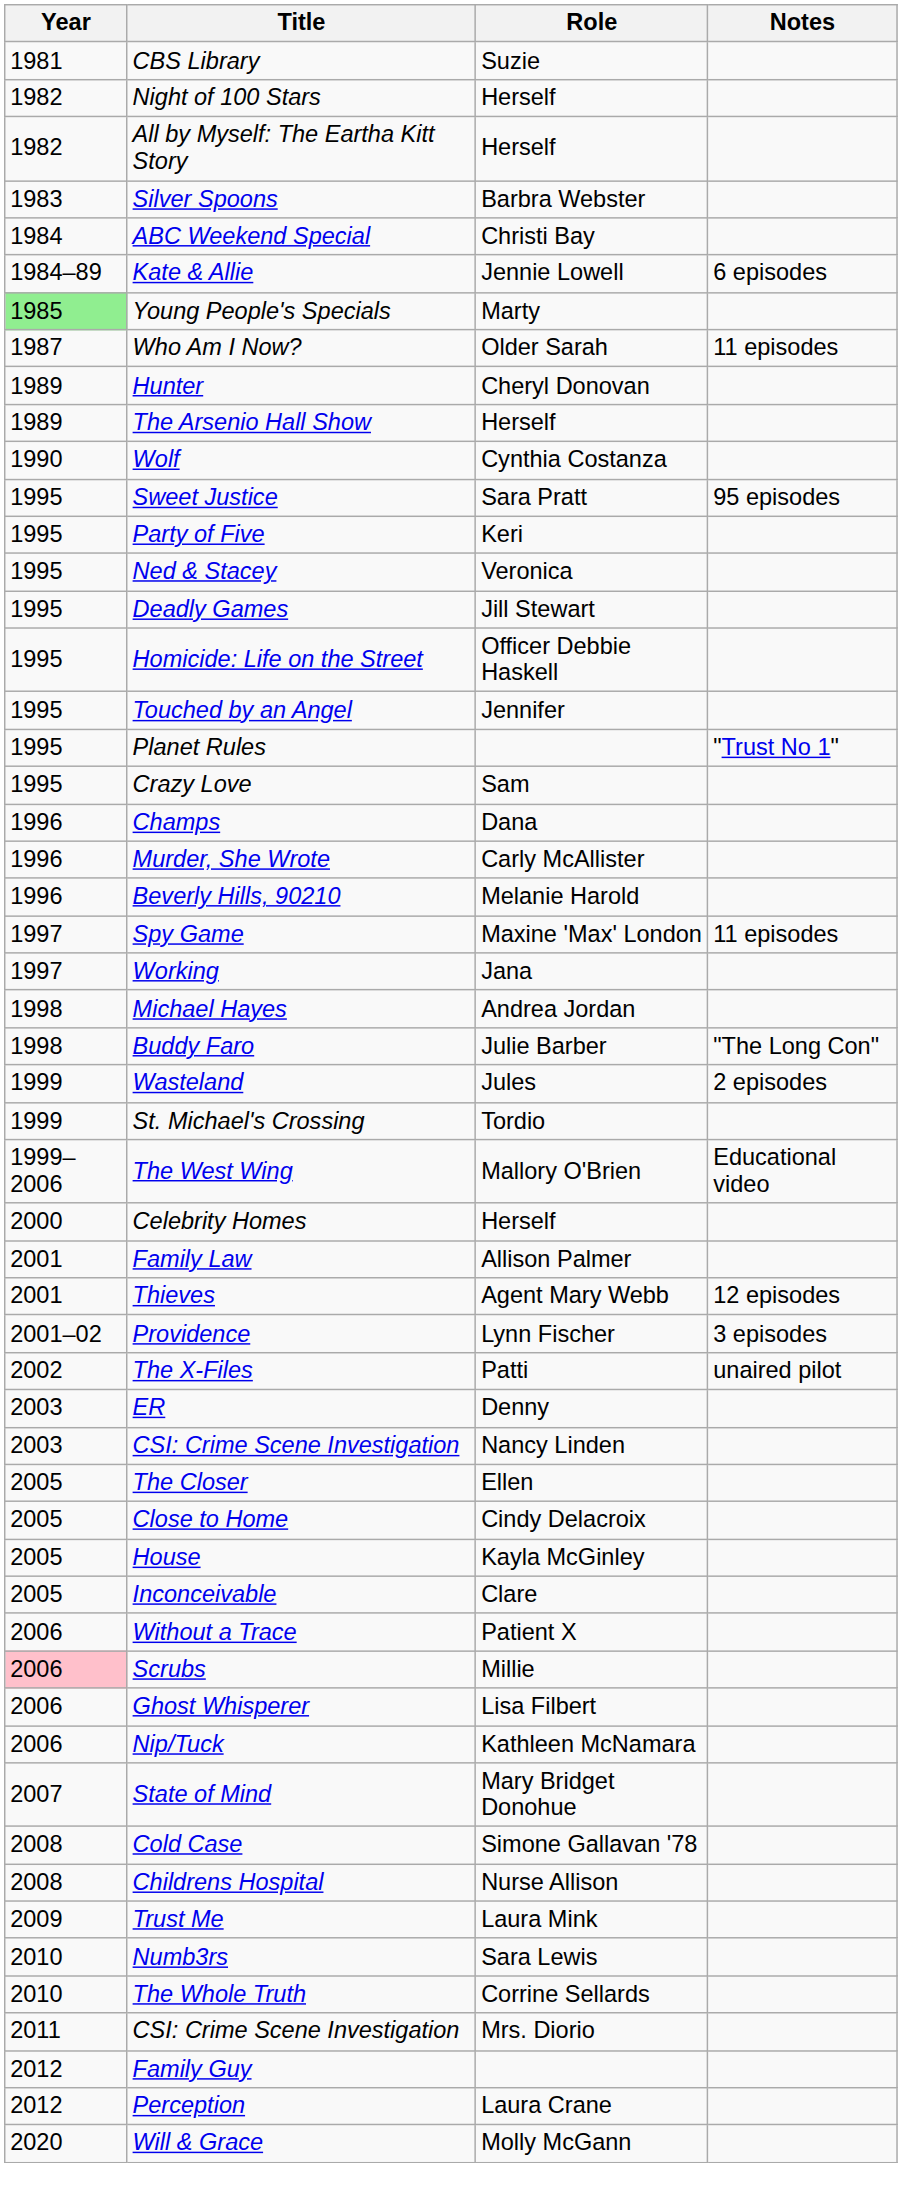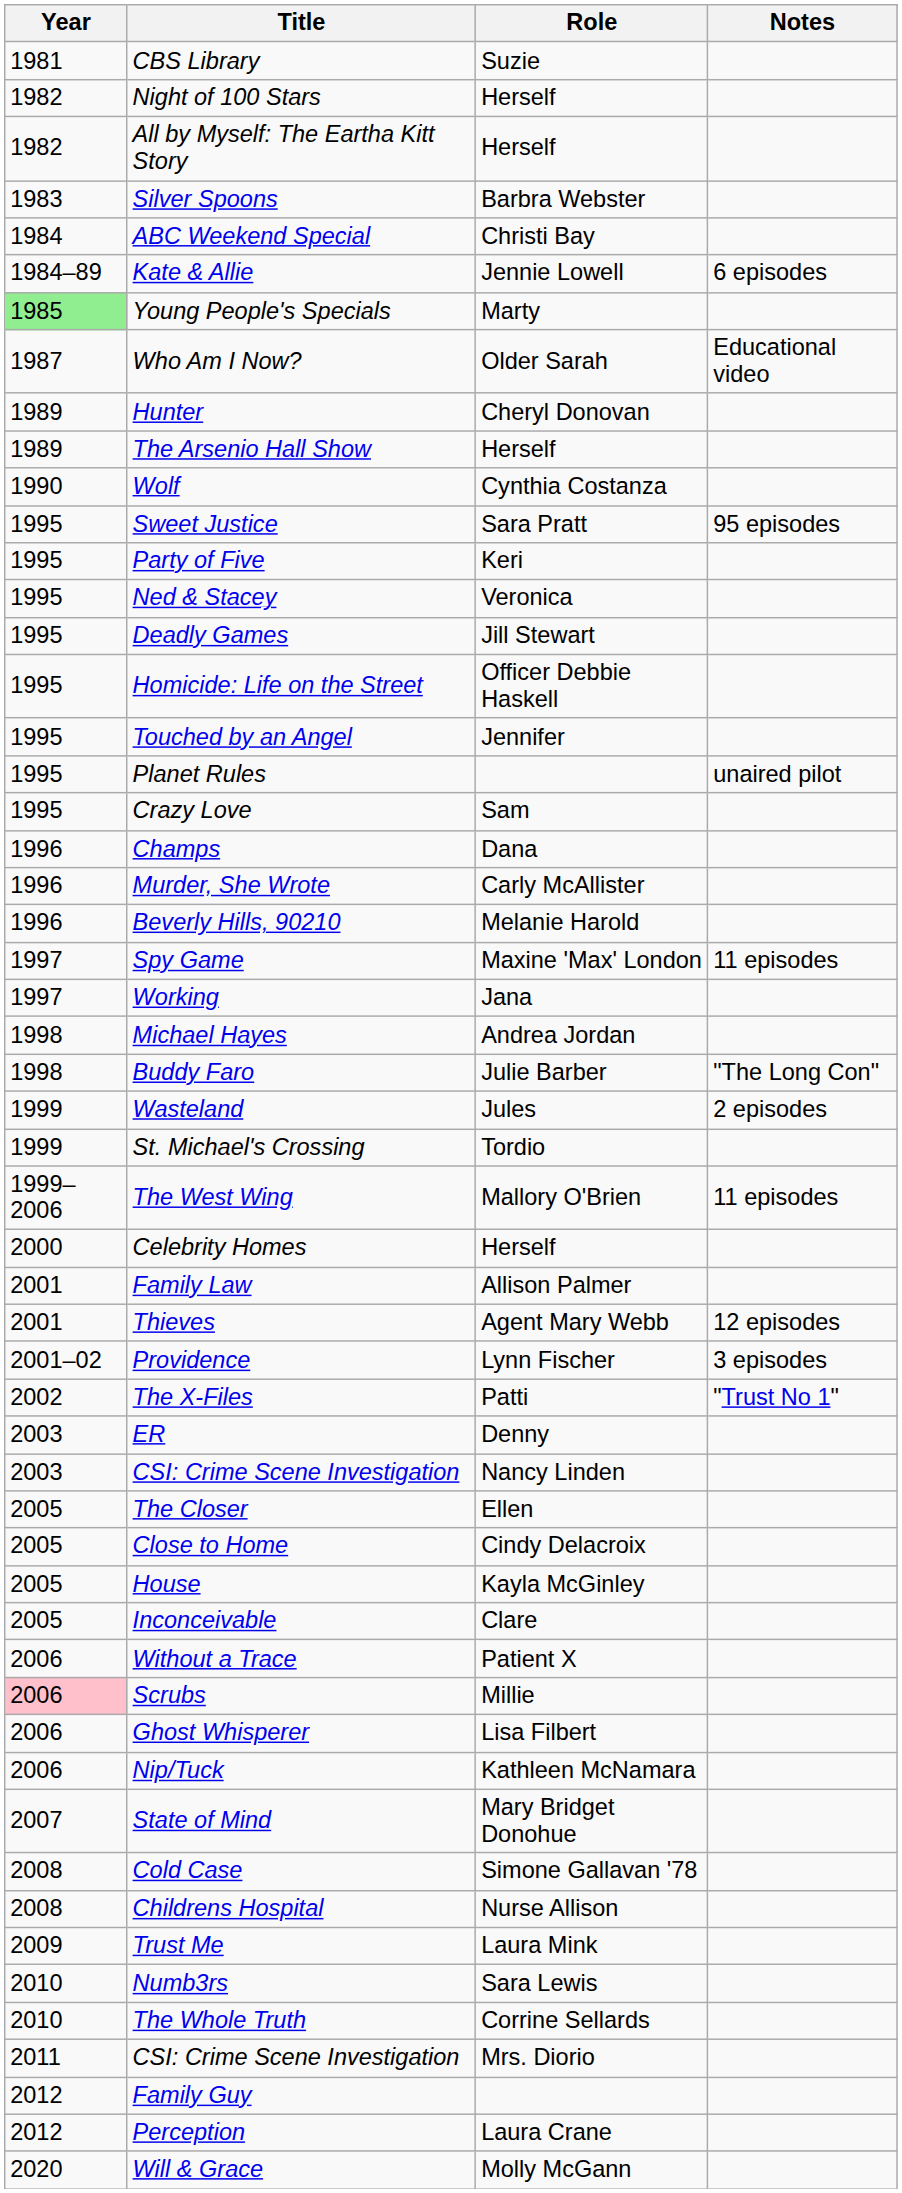(776, 348) 11 episodes -> (775, 361) Educational video
(776, 747) "Trust No 1" -> (777, 773) unaired pilot
(775, 1171) Educational video -> (776, 1197) 11 episodes
(777, 1370) unaired pilot -> (776, 1397) "Trust No 1"
